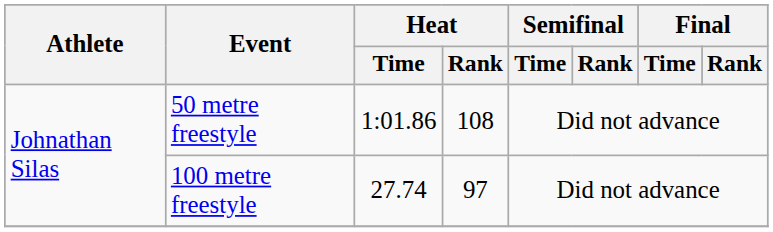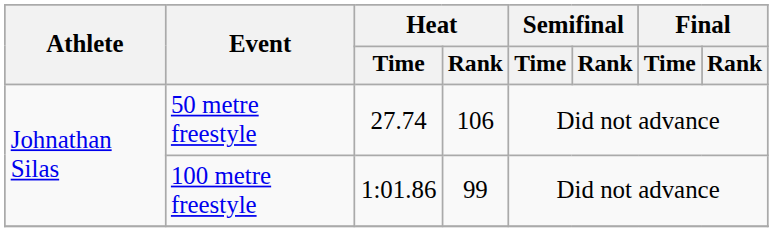(399, 120) 1:01.86 -> (399, 120) 27.74
(475, 120) 108 -> (475, 120) 106
(399, 190) 27.74 -> (399, 190) 1:01.86
(475, 190) 97 -> (475, 190) 99
